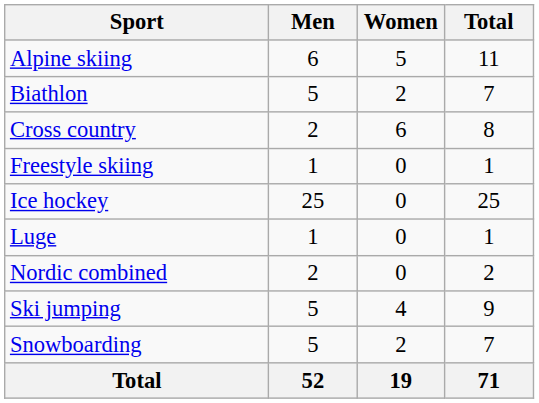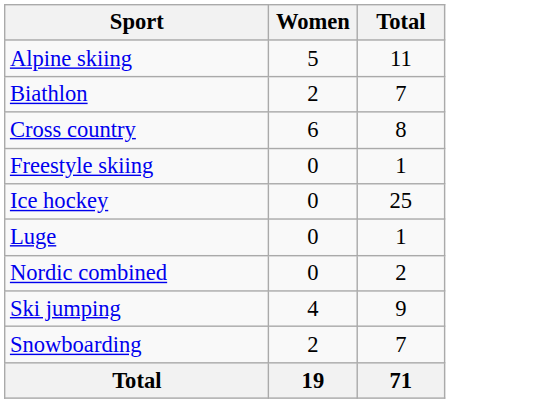- column: (313, 22)
